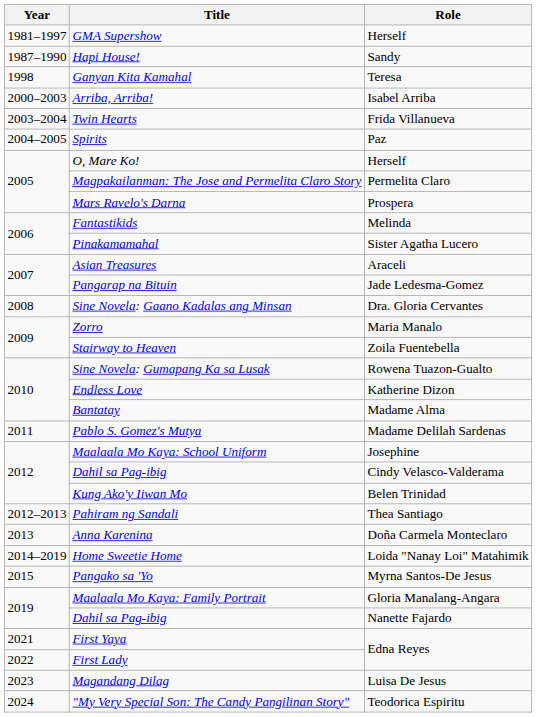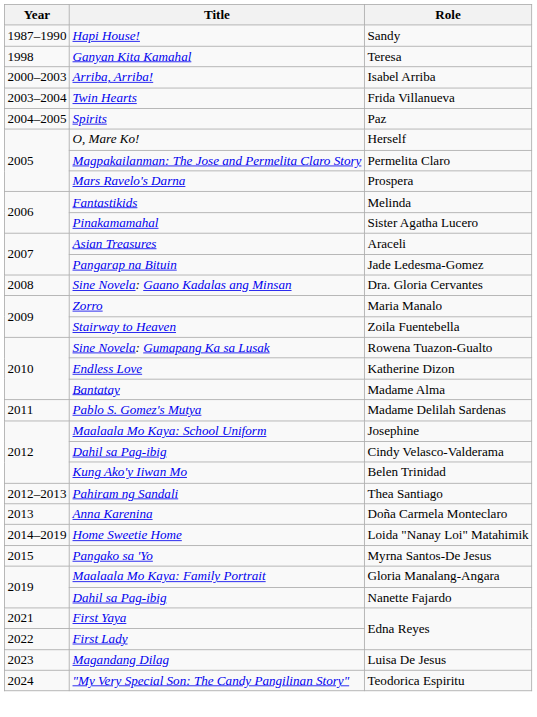- row: (117, 35)
